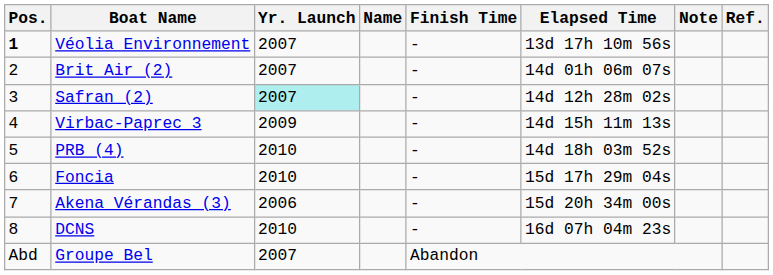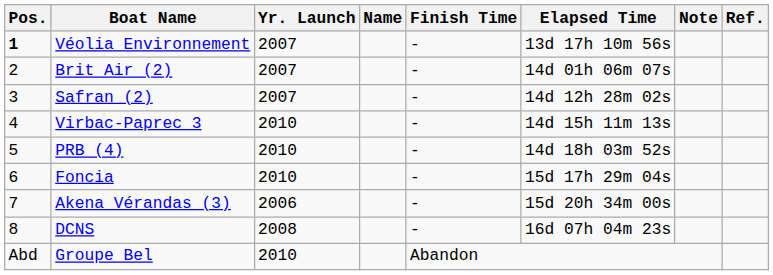(278, 97) paleturquoise background -> (278, 97) no background
(278, 124) 2009 -> (278, 124) 2010
(278, 230) 2010 -> (278, 230) 2008
(278, 256) 2007 -> (278, 256) 2010
